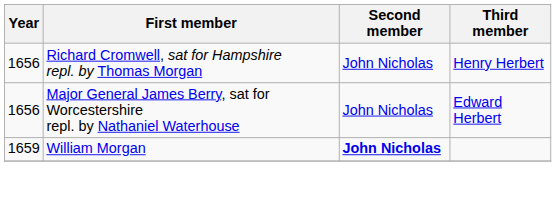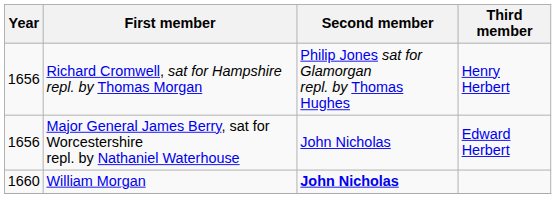(388, 63) John Nicholas -> (361, 79) Philip Jones sat for Glamorgan repl. by Thomas Hughes
(24, 149) 1659 -> (24, 181) 1660
